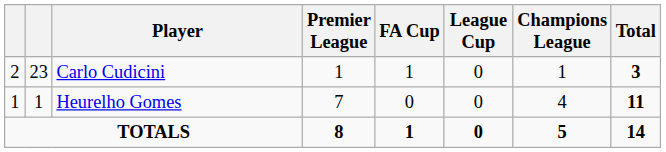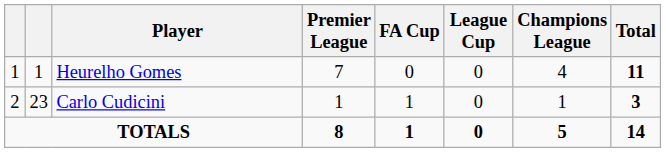rows swapped: (119, 102) <-> (111, 71)
